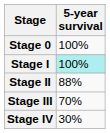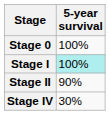(70, 82) 88% -> (70, 82) 90%
- row: (30, 100)
